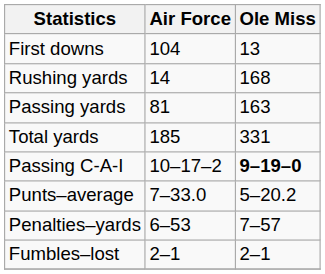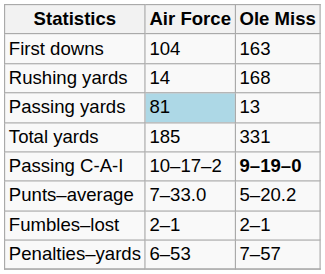(250, 48) 13 -> (255, 48) 163
(160, 107) no background -> (160, 107) lightblue background
(255, 107) 163 -> (250, 107) 13
rows swapped: (64, 254) <-> (75, 225)
